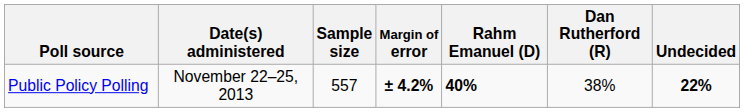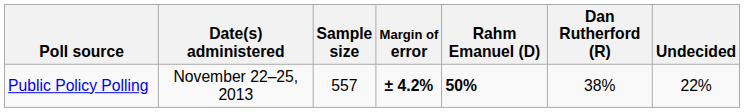(461, 85) 40% -> (461, 85) 50%
(696, 85) bold -> (696, 85) normal
